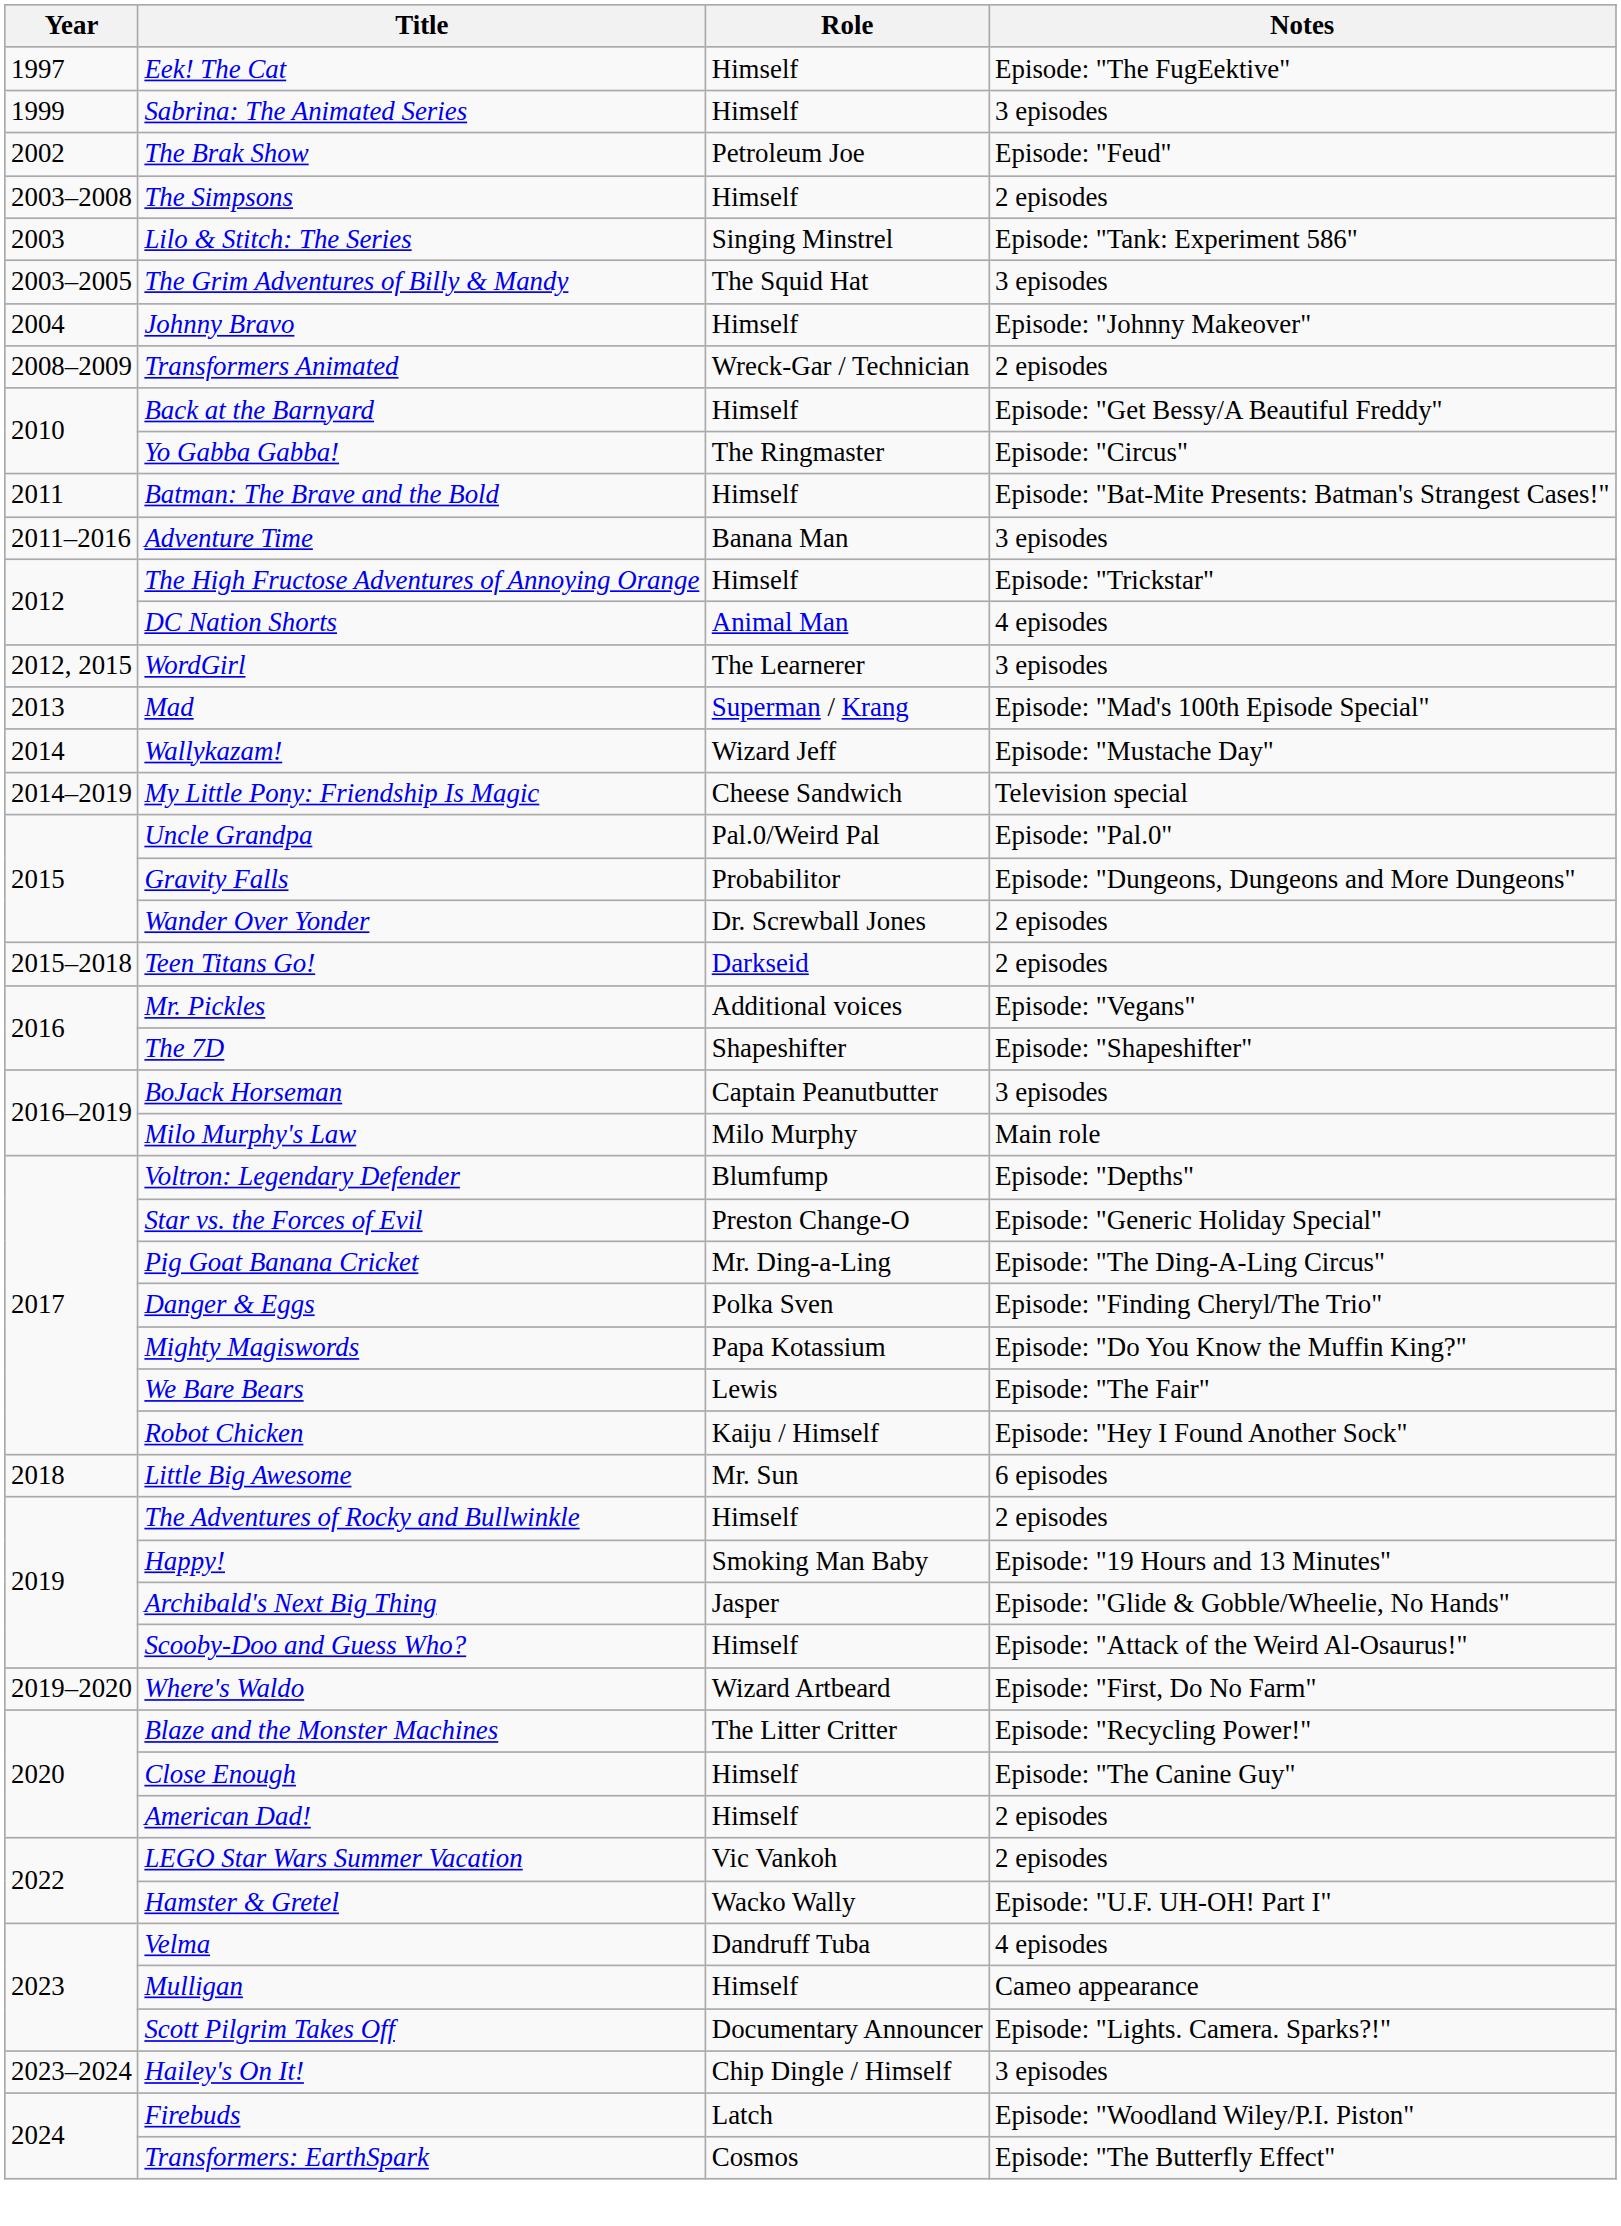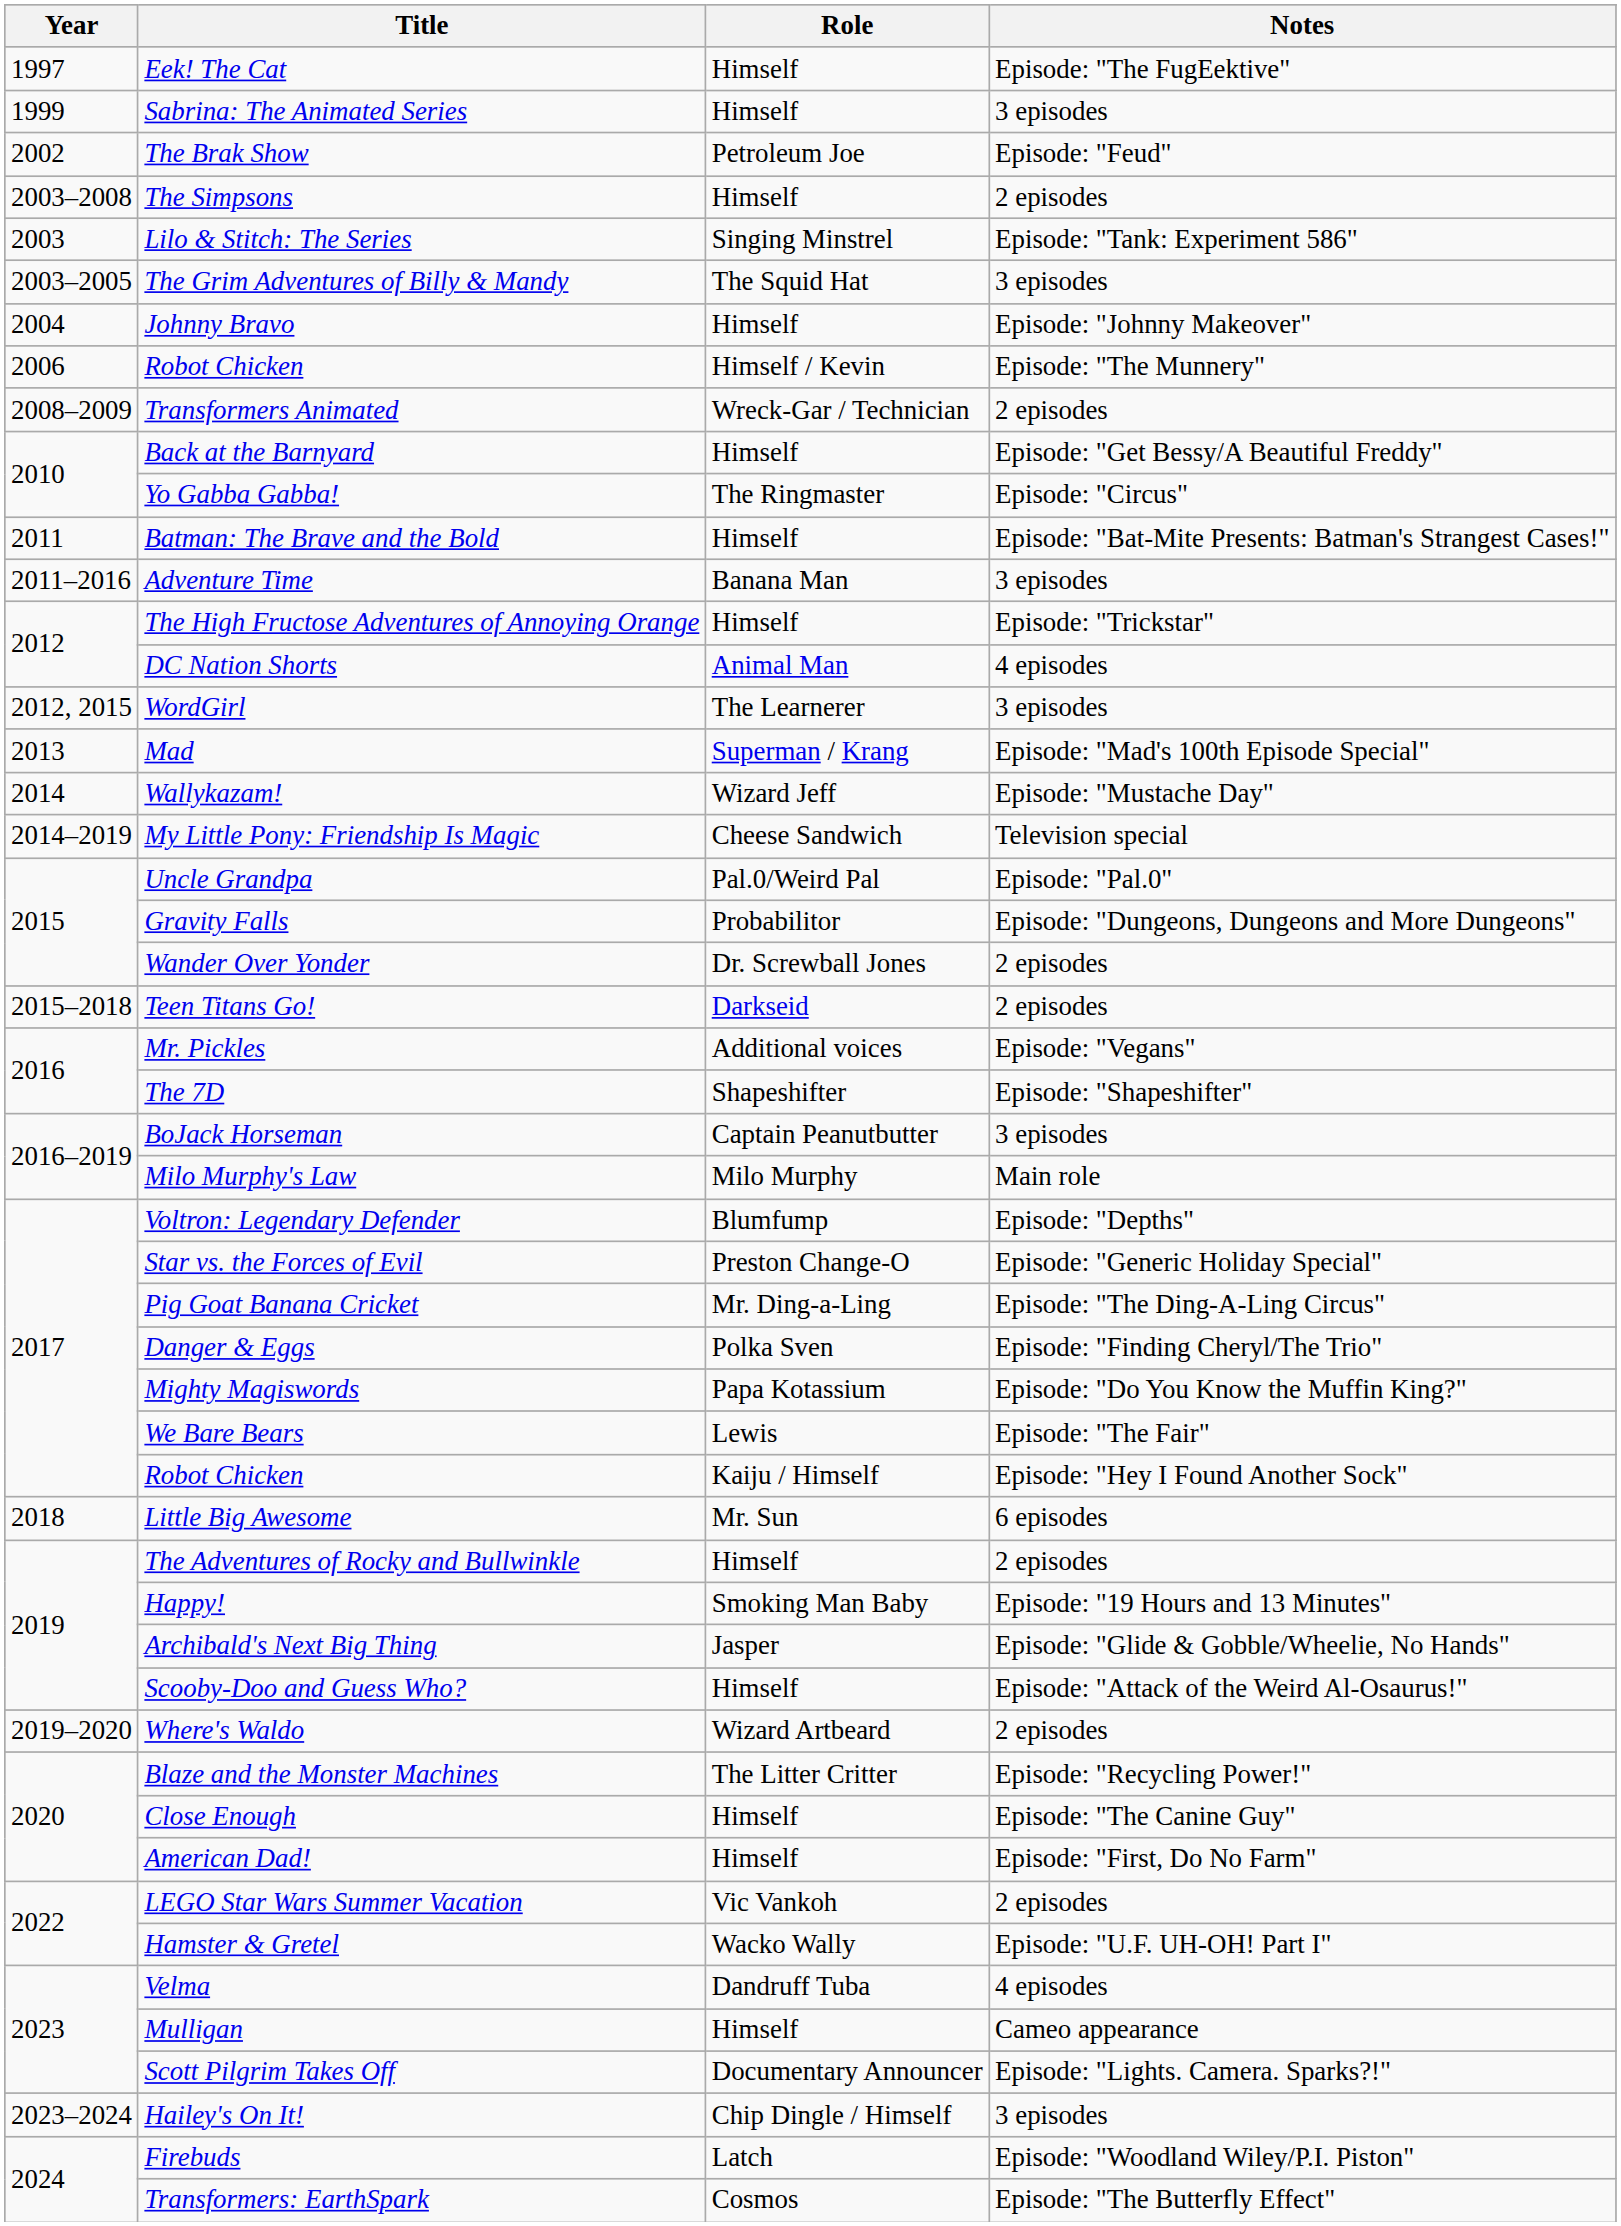+ row: (224, 366)
(1156, 1688) Episode: "First, Do No Farm" -> (1051, 1731) 2 episodes
(1051, 1816) 2 episodes -> (1156, 1858) Episode: "First, Do No Farm"
